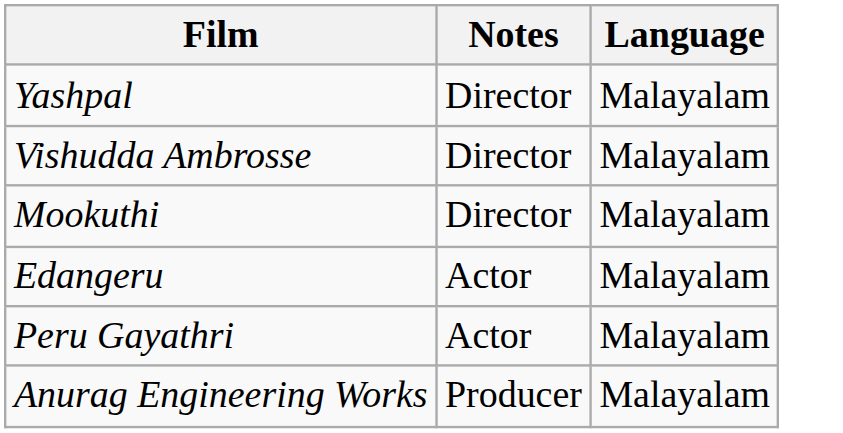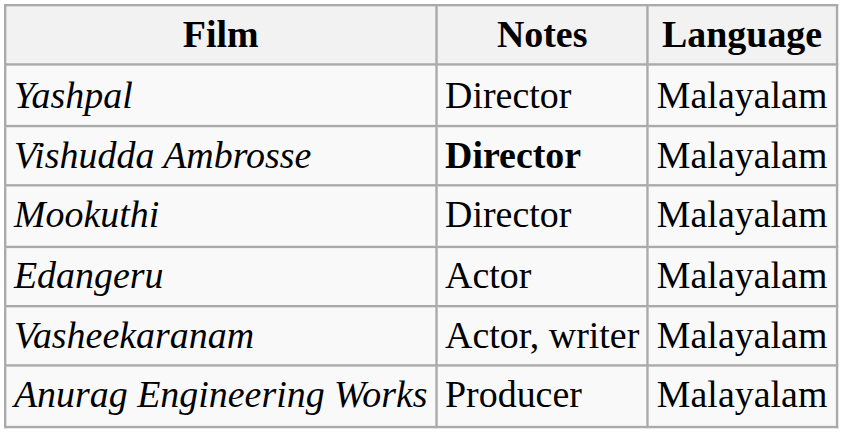(508, 154) normal -> (513, 154) bold
- row: (124, 335)
+ row: (134, 335)
